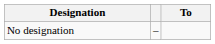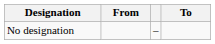+ column: (126, 13)
